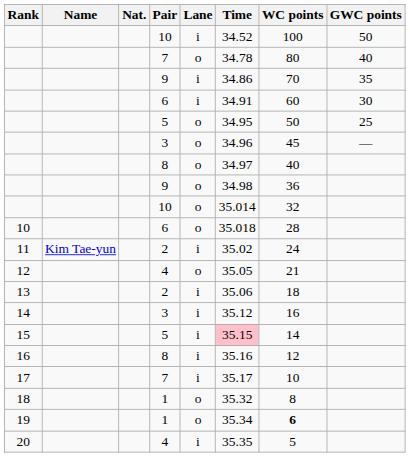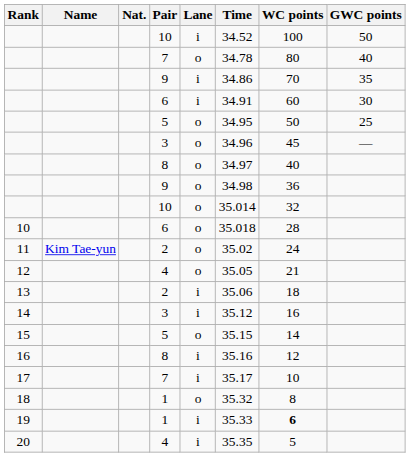(198, 249) i -> (198, 249) o
(198, 334) i -> (198, 334) o
(237, 334) pink background -> (237, 334) no background
(198, 420) o -> (198, 420) i
(237, 420) 35.34 -> (237, 420) 35.33
